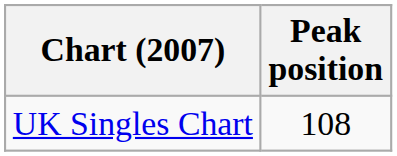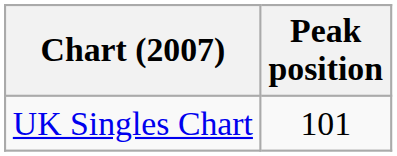(326, 122) 108 -> (326, 122) 101
